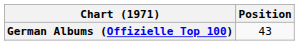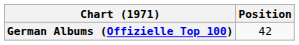(265, 31) 43 -> (265, 31) 42
